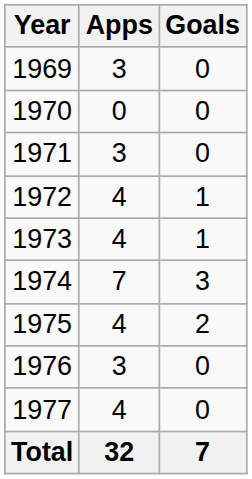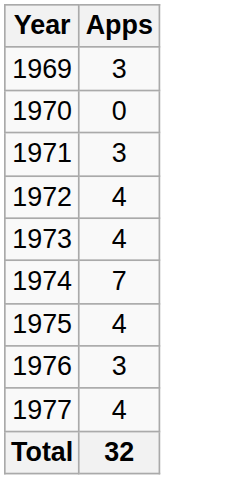- column: (203, 25)
